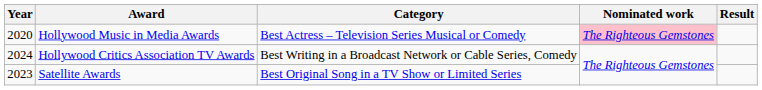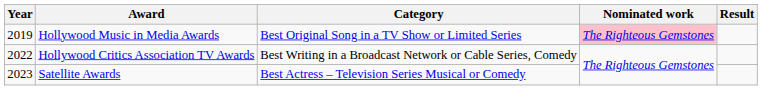(20, 34) 2020 -> (20, 34) 2019
(393, 34) Best Actress – Television Series Musical or Comedy -> (391, 34) Best Original Song in a TV Show or Limited Series
(20, 54) 2024 -> (20, 54) 2022
(391, 74) Best Original Song in a TV Show or Limited Series -> (393, 74) Best Actress – Television Series Musical or Comedy
